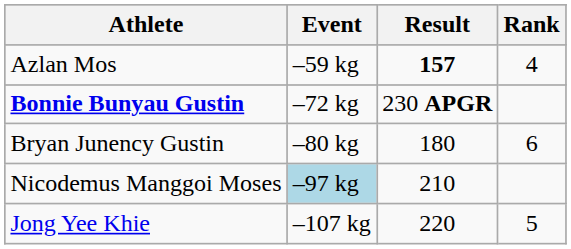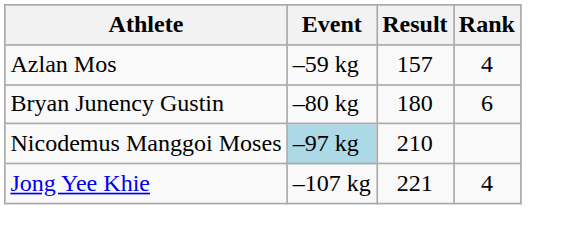(437, 64) bold -> (415, 64) normal
- row: (127, 104)
(437, 223) 220 -> (415, 183) 221
(532, 223) 5 -> (487, 183) 4
